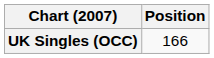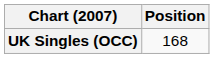(175, 41) 166 -> (175, 41) 168
